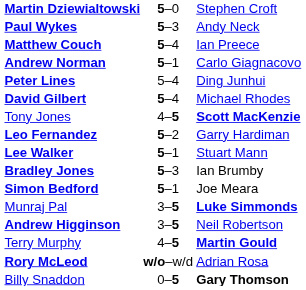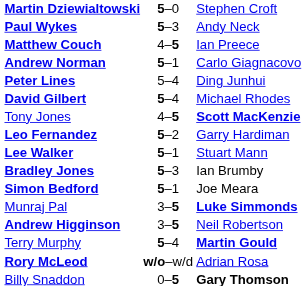(168, 45) 5–4 -> (168, 45) 4–5
(168, 243) 4–5 -> (168, 243) 5–4
